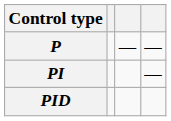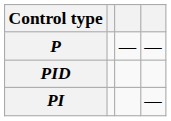rows swapped: (56, 73) <-> (56, 101)
